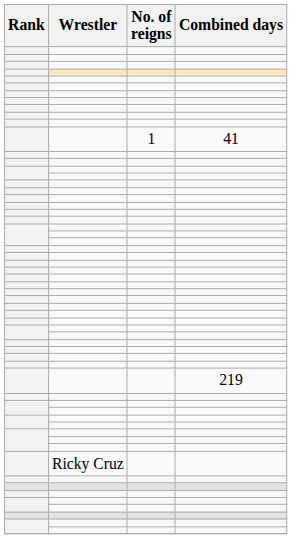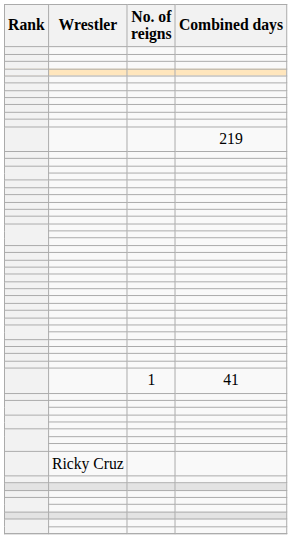rows swapped: (88, 381) <-> (88, 139)
